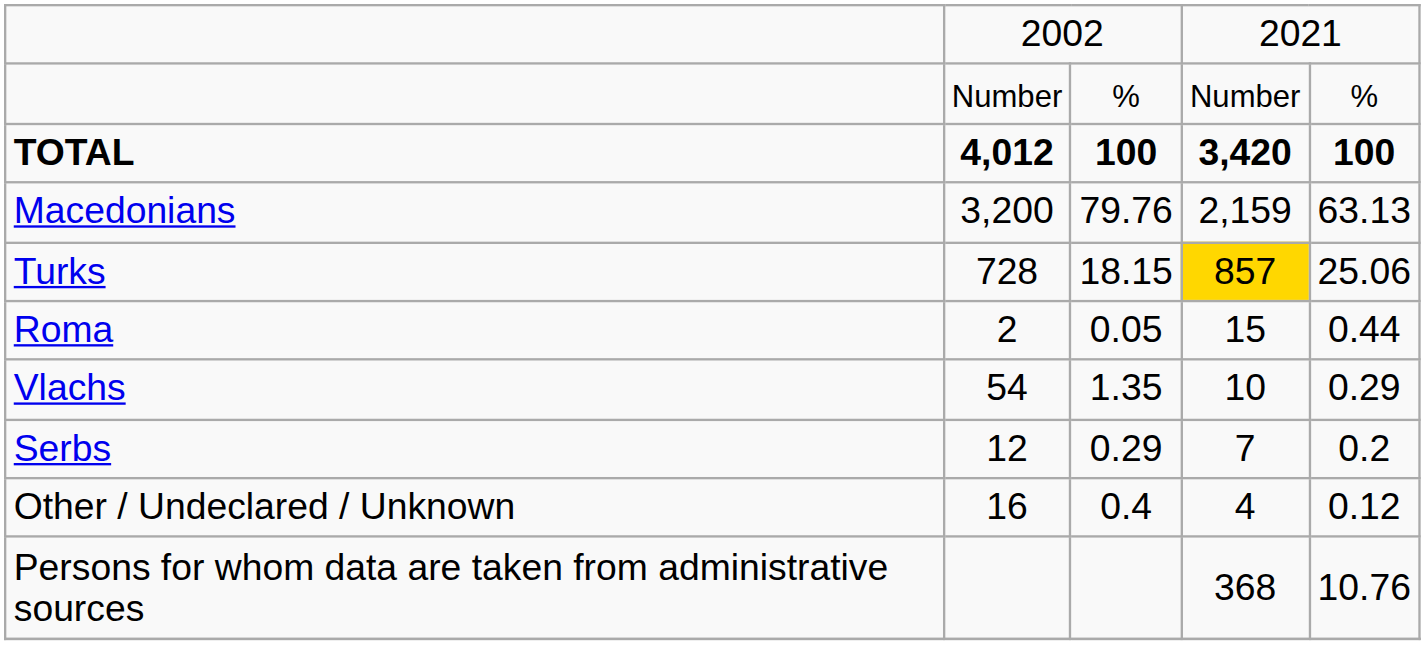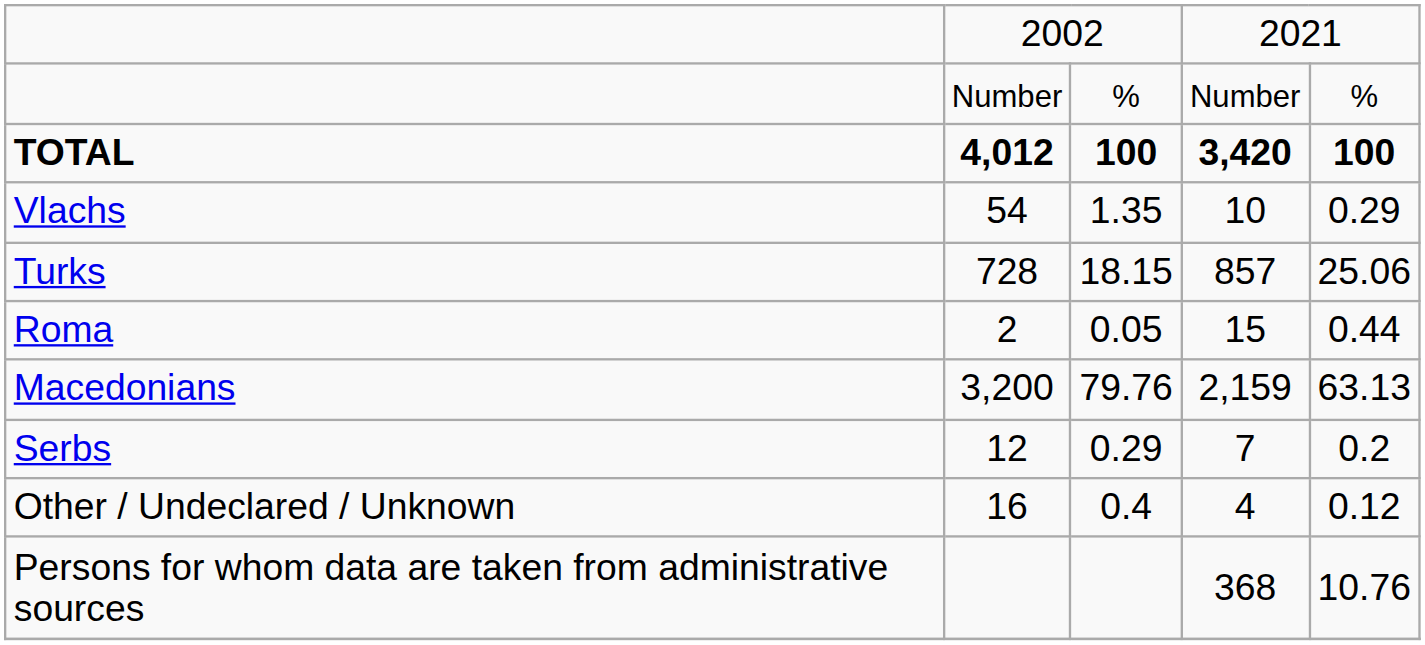rows swapped: (125, 211) <-> (70, 388)
(1245, 270) gold background -> (1245, 270) no background
